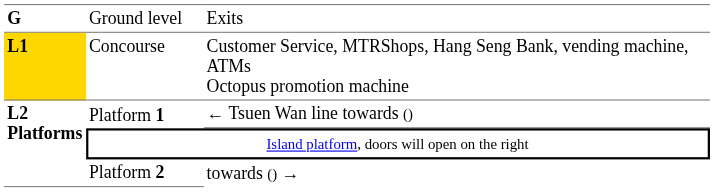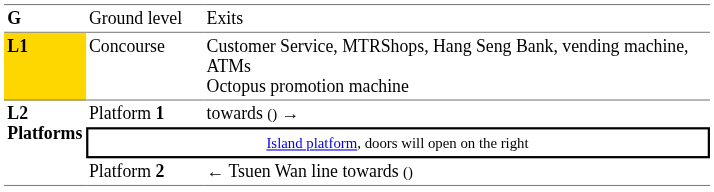(310, 113) ← Tsuen Wan line towards () -> (253, 113) towards () →
(253, 173) towards () → -> (310, 171) ← Tsuen Wan line towards ()
